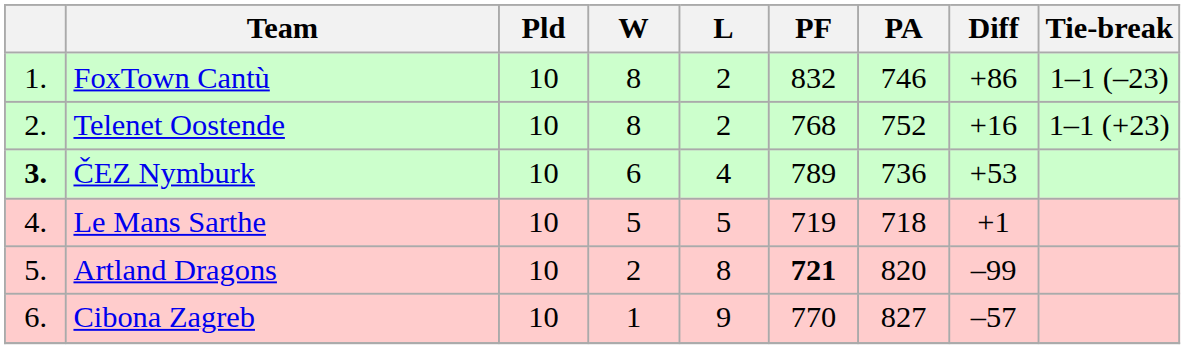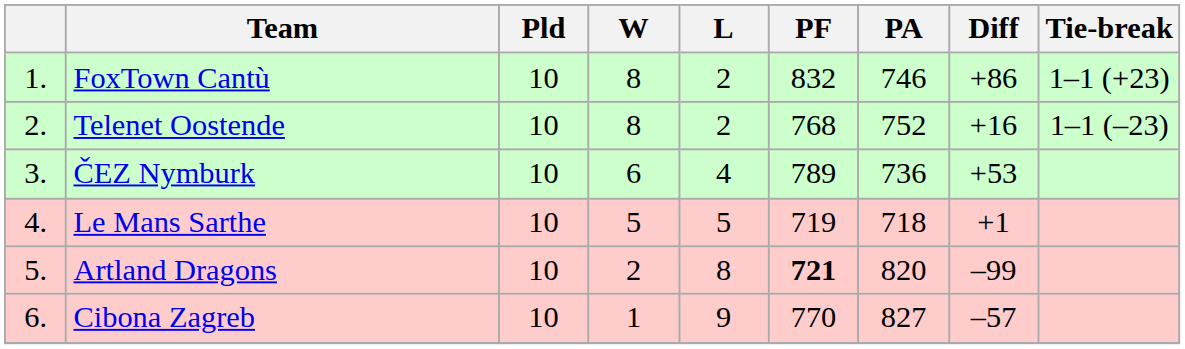(1109, 76) 1–1 (–23) -> (1109, 76) 1–1 (+23)
(1109, 125) 1–1 (+23) -> (1109, 125) 1–1 (–23)
(36, 173) bold -> (36, 173) normal
